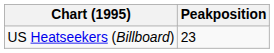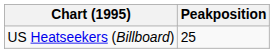(188, 37) 23 -> (188, 37) 25
